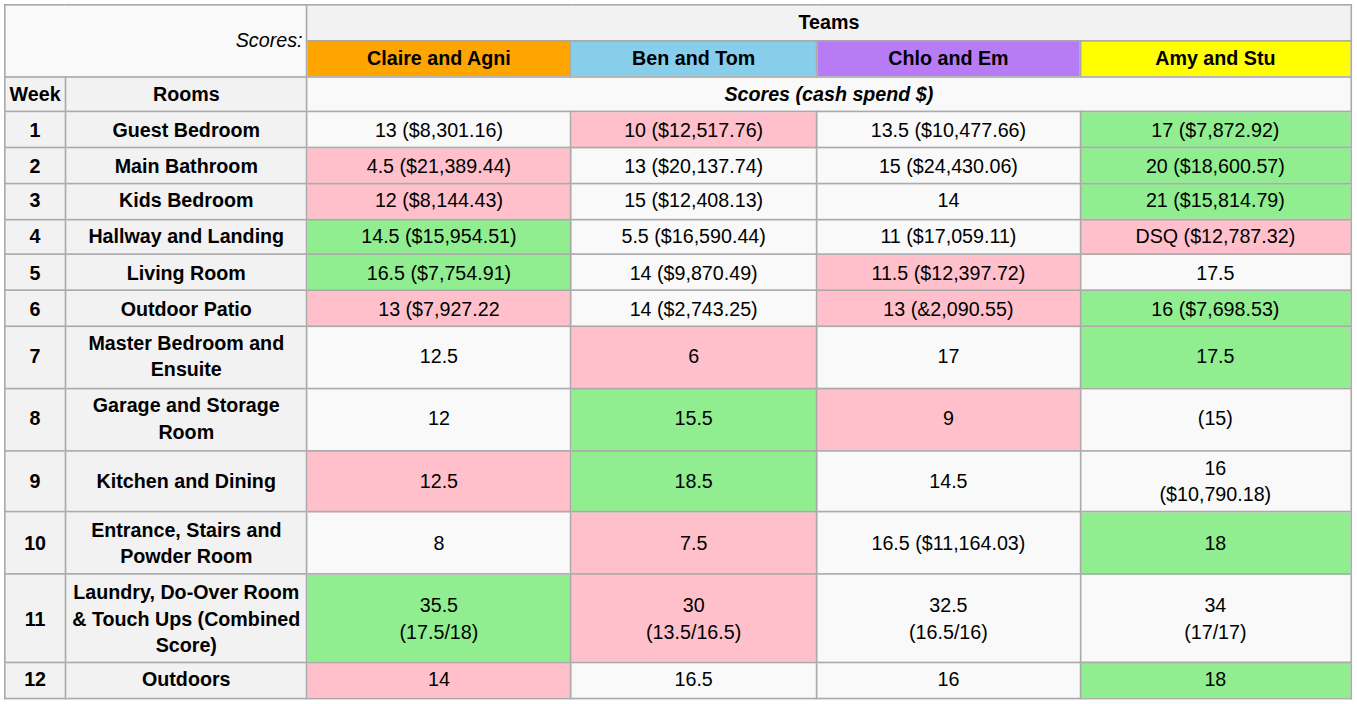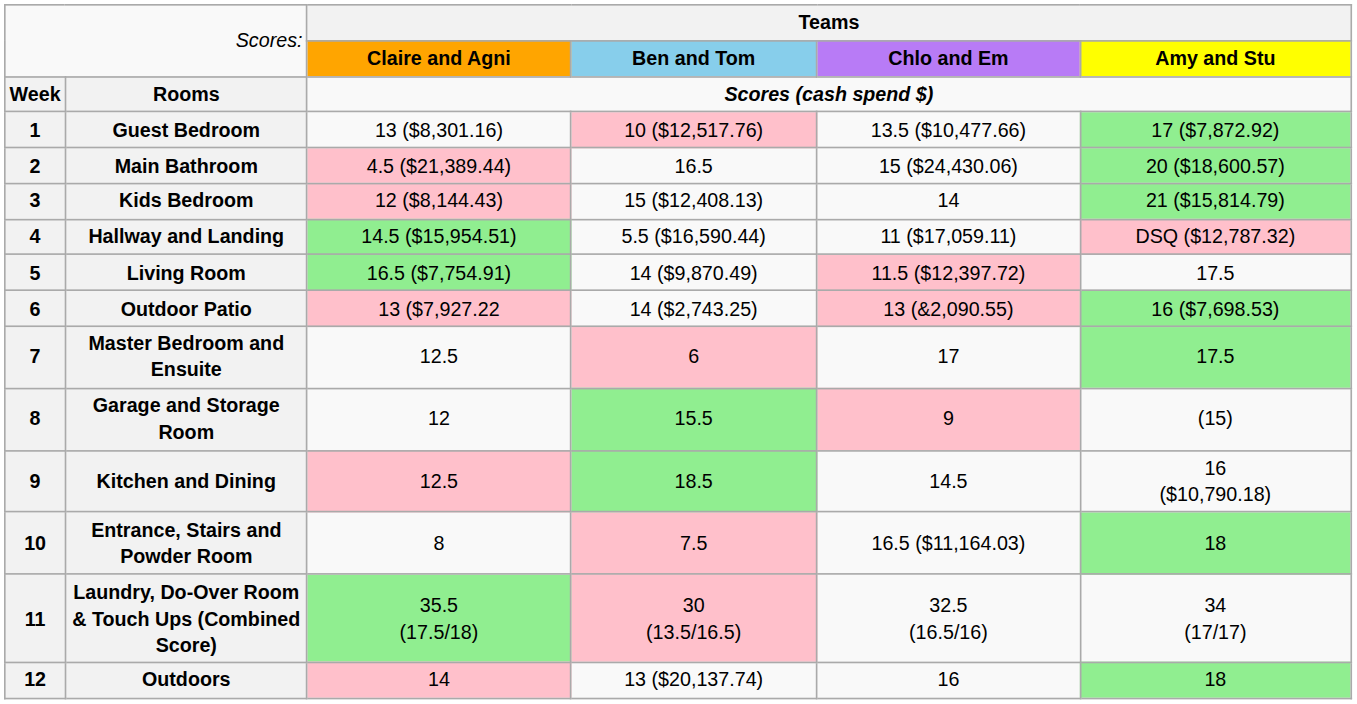(694, 166) 13 ($20,137.74) -> (694, 166) 16.5
(694, 680) 16.5 -> (694, 680) 13 ($20,137.74)
